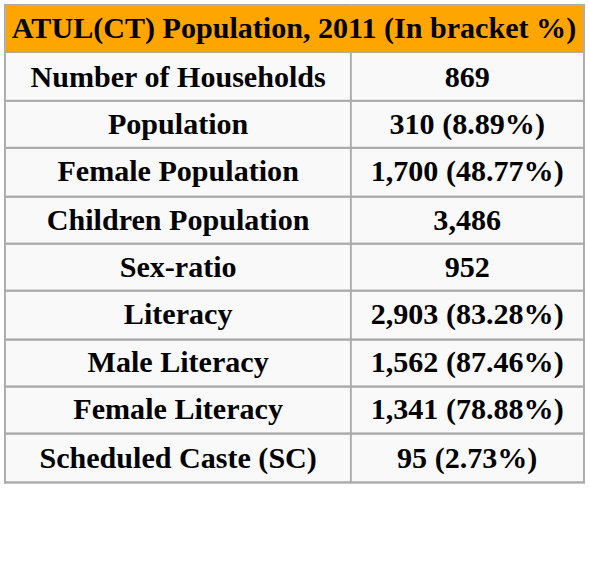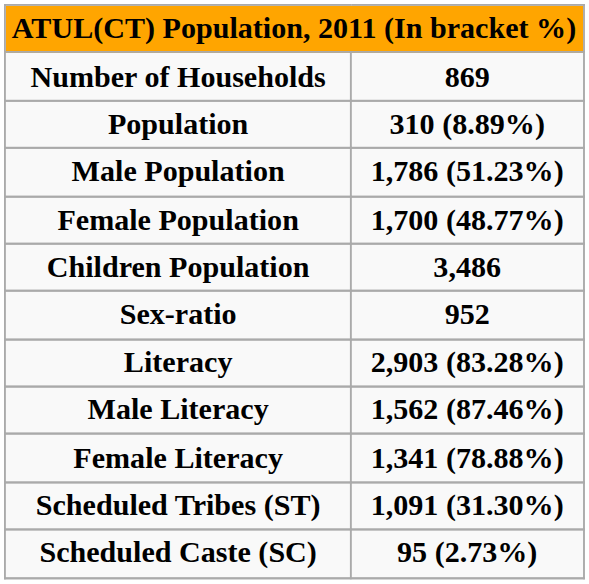+ row: (178, 171)
+ row: (178, 505)
